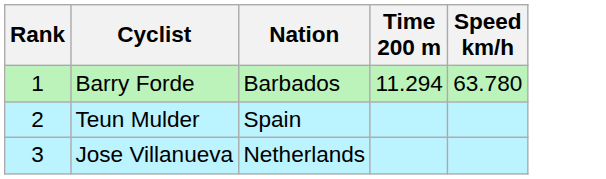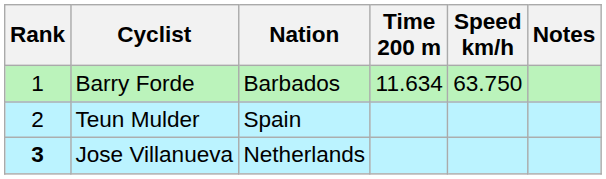+ column: (564, 35)
(409, 83) 11.294 -> (409, 83) 11.634
(488, 83) 63.780 -> (488, 83) 63.750
(37, 155) normal -> (37, 155) bold
